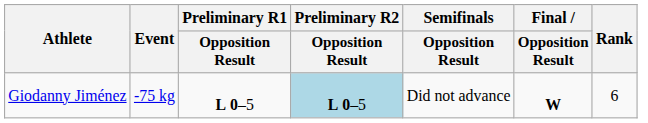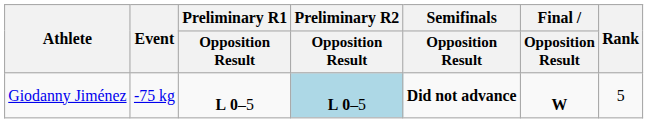(459, 95) normal -> (462, 95) bold
(614, 95) 6 -> (621, 95) 5
